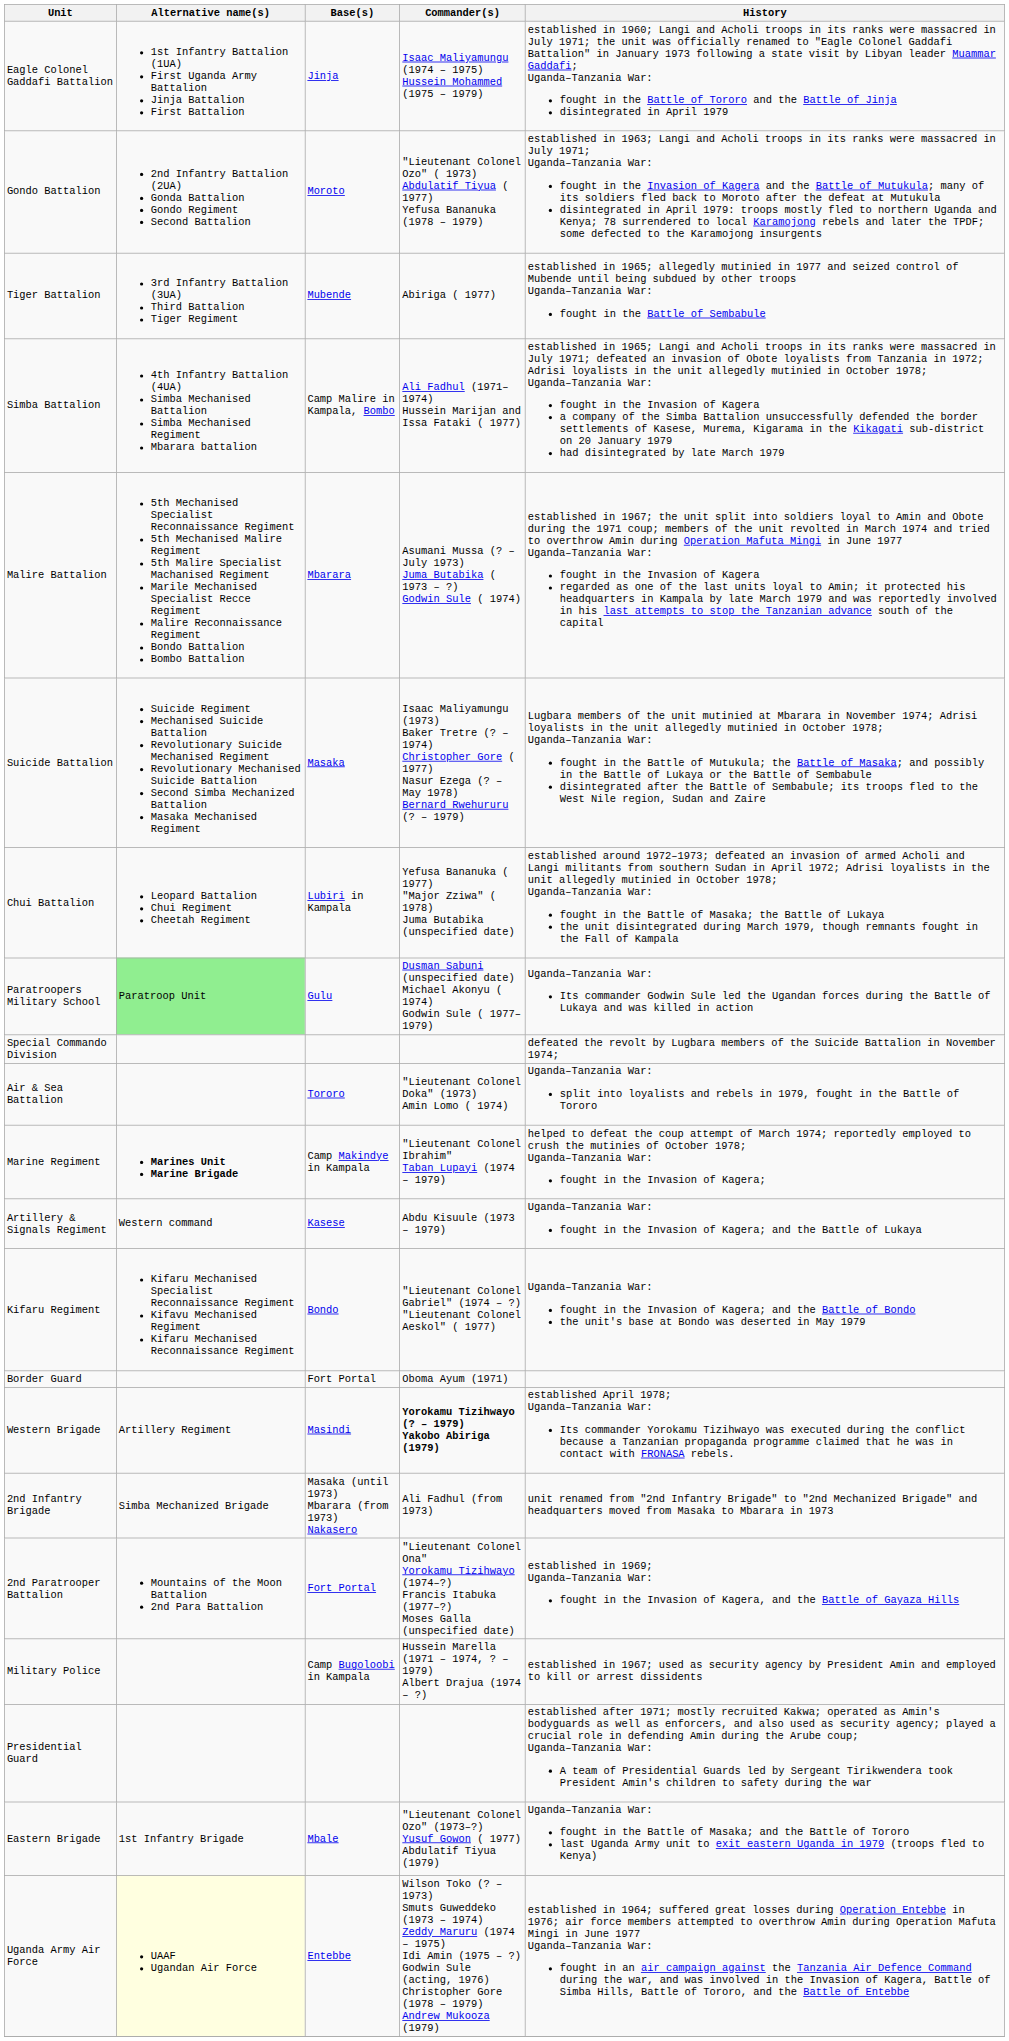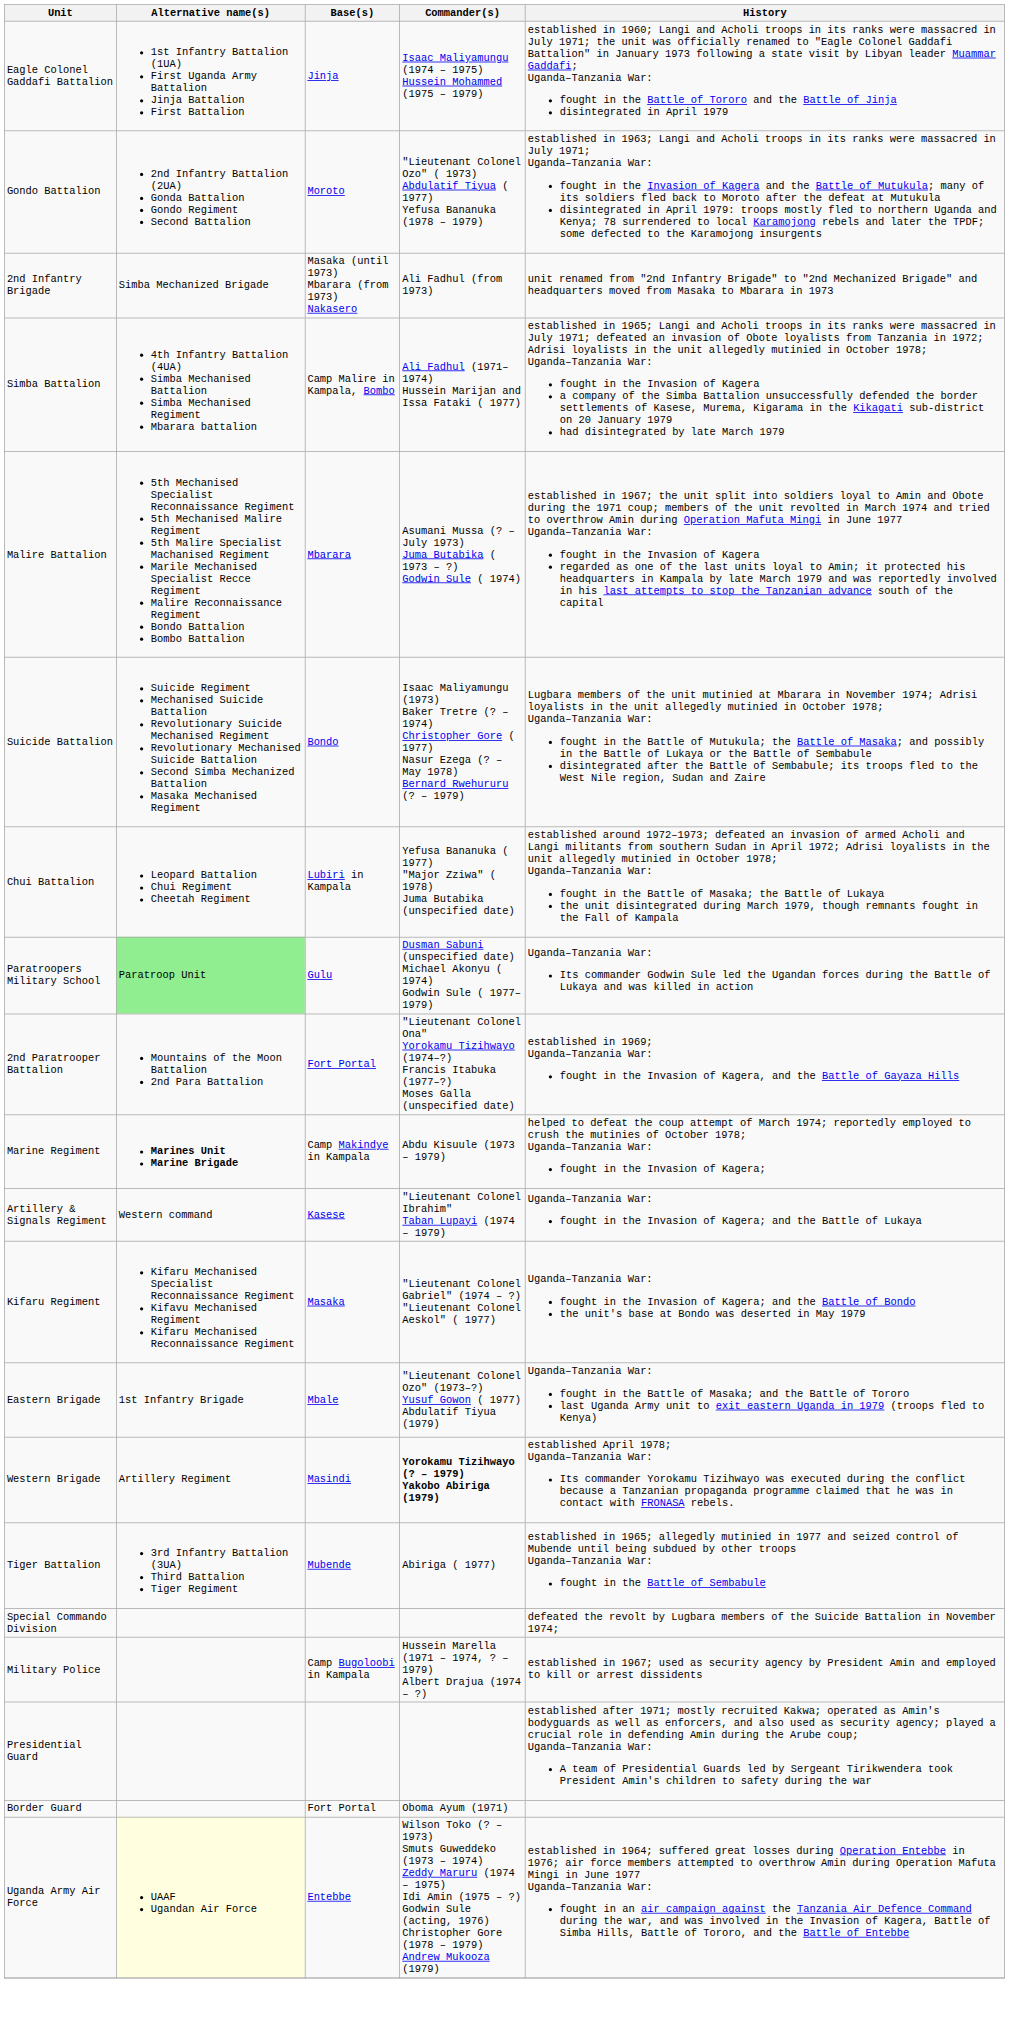rows swapped: (54, 296) <-> (44, 1506)
(326, 763) Masaka -> (323, 742) Bondo
rows swapped: (54, 1589) <-> (57, 1049)
- row: (35, 1094)
(462, 1162) "Lieutenant Colonel Ibrahim" Taban Lupayi (1974 – 1979) -> (458, 1152) Abdu Kisuule (1973 – 1979)
(458, 1224) Abdu Kisuule (1973 – 1979) -> (462, 1215) "Lieutenant Colonel Ibrahim" Taban Lupayi (1974 – 1979)
(323, 1310) Bondo -> (326, 1302) Masaka
rows swapped: (54, 1839) <-> (44, 1379)
